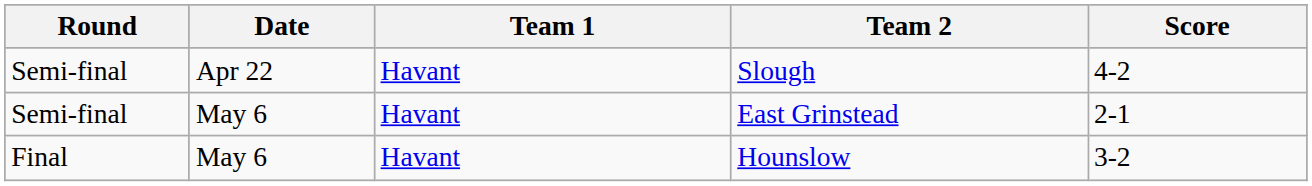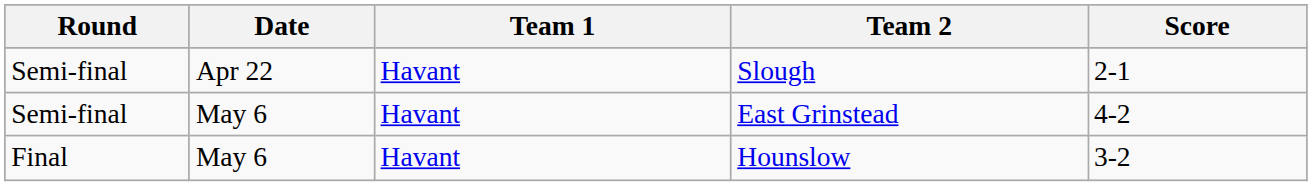(1112, 69) 4-2 -> (1112, 69) 2-1
(1112, 113) 2-1 -> (1112, 113) 4-2
